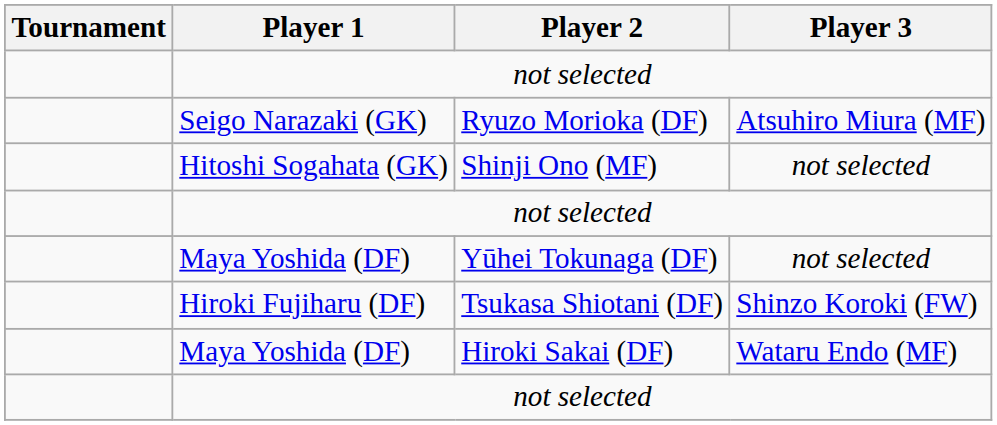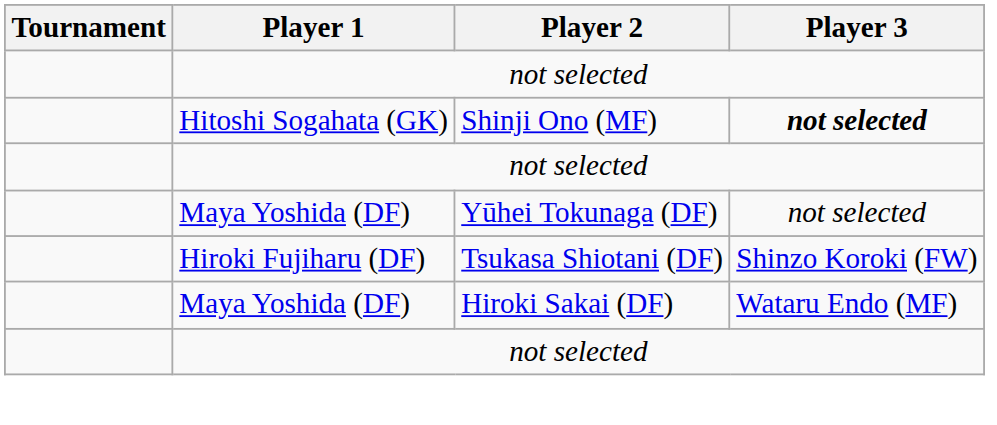- row: (303, 119)
(861, 166) normal -> (857, 119) bold
